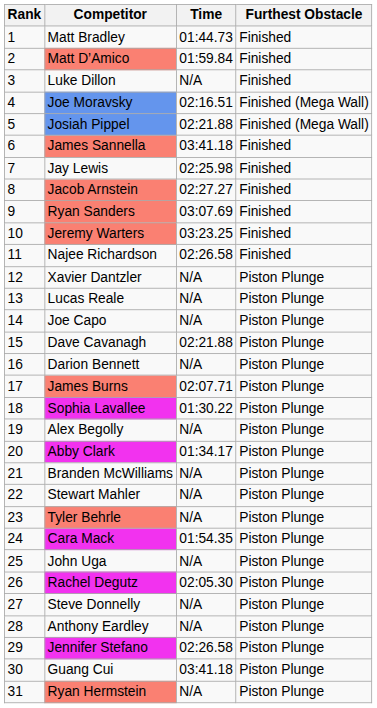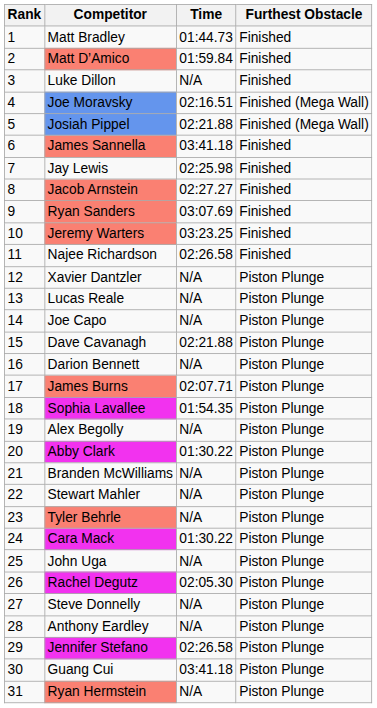(206, 408) 01:30.22 -> (206, 408) 01:54.35
(206, 451) 01:34.17 -> (206, 451) 01:30.22
(206, 539) 01:54.35 -> (206, 539) 01:30.22
